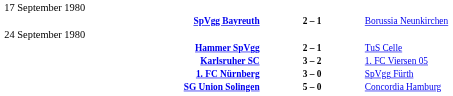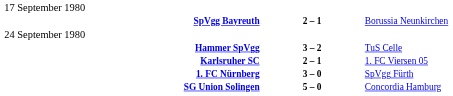(312, 48) 2 – 1 -> (312, 48) 3 – 2
(312, 61) 3 – 2 -> (312, 61) 2 – 1
